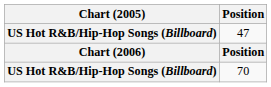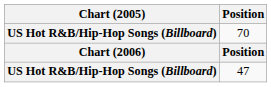rows swapped: (243, 33) <-> (243, 71)
